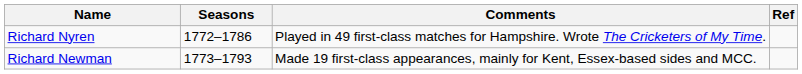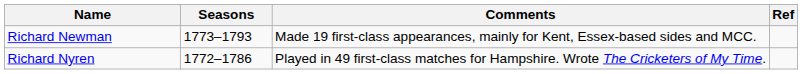rows swapped: (60, 58) <-> (51, 36)
